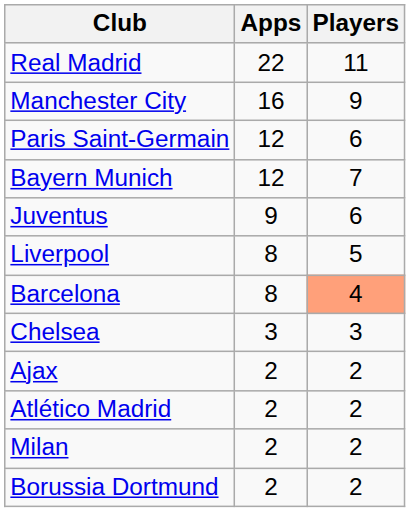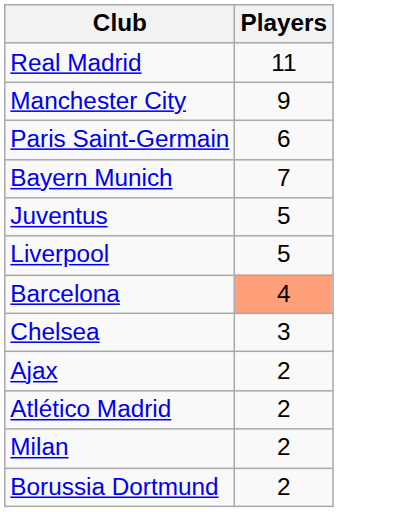- column: (271, 23)
(356, 216) 6 -> (284, 216) 5
